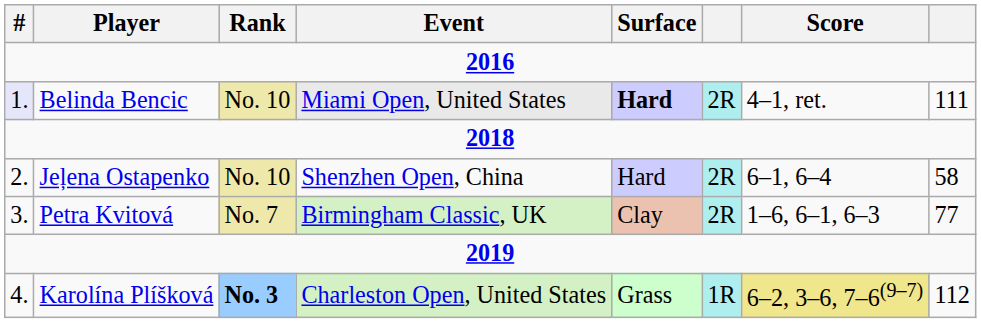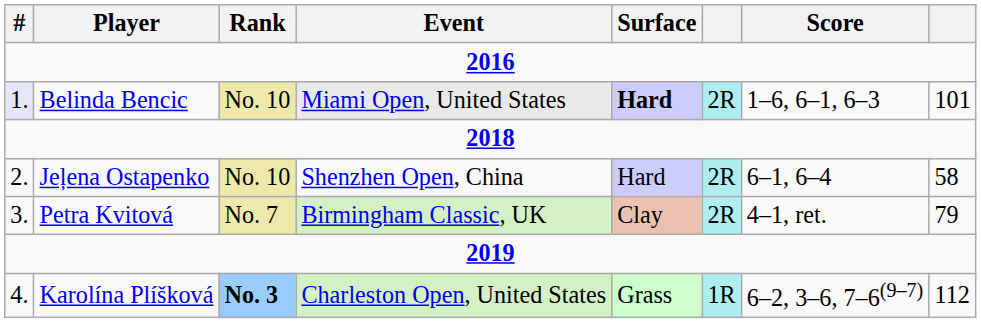(787, 100) 4–1, ret. -> (813, 100) 1–6, 6–1, 6–3
(952, 100) 111 -> (953, 100) 101
(813, 215) 1–6, 6–1, 6–3 -> (787, 215) 4–1, ret.
(947, 215) 77 -> (947, 215) 79
(835, 295) khaki background -> (835, 295) no background
